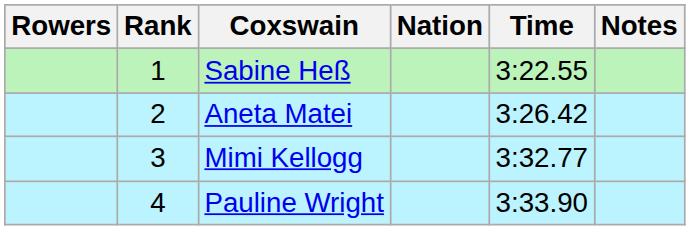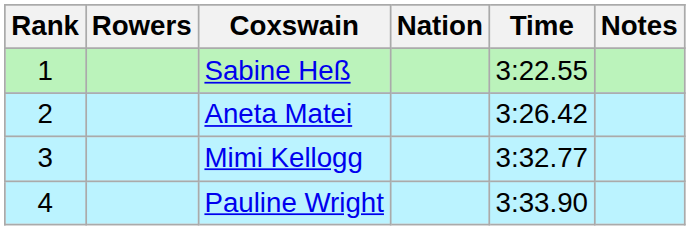columns swapped: (158, 26) <-> (61, 26)
